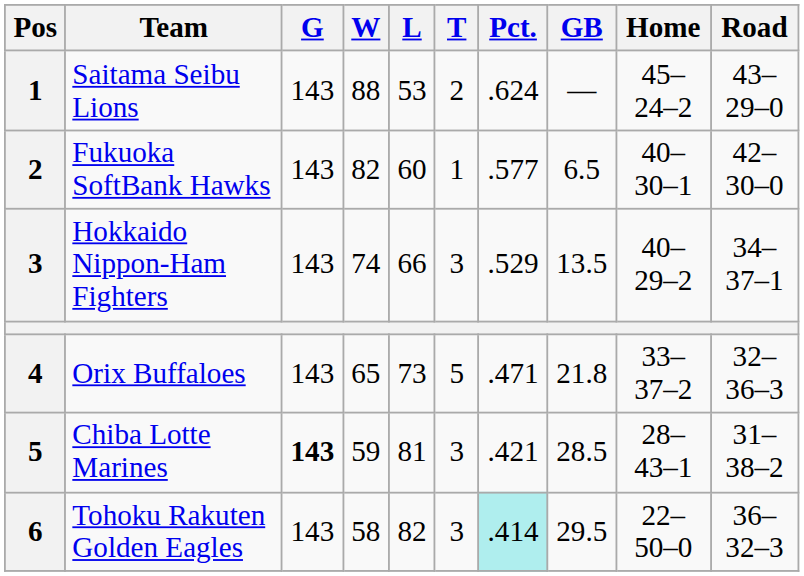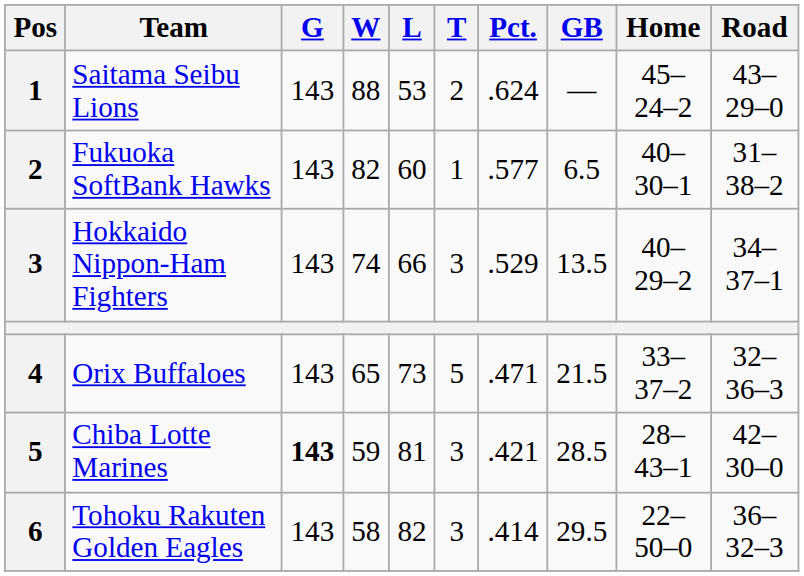(754, 169) 42–30–0 -> (754, 169) 31–38–2
(582, 373) 21.8 -> (582, 373) 21.5
(754, 452) 31–38–2 -> (754, 452) 42–30–0
(513, 531) paleturquoise background -> (513, 531) no background
